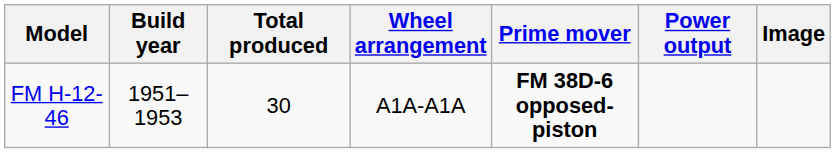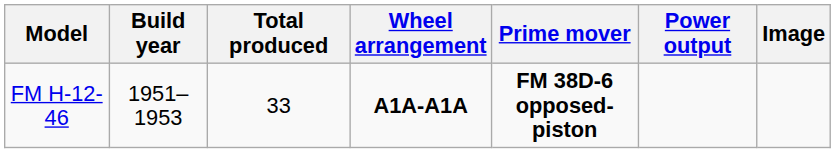(279, 105) 30 -> (279, 105) 33
(421, 105) normal -> (421, 105) bold
